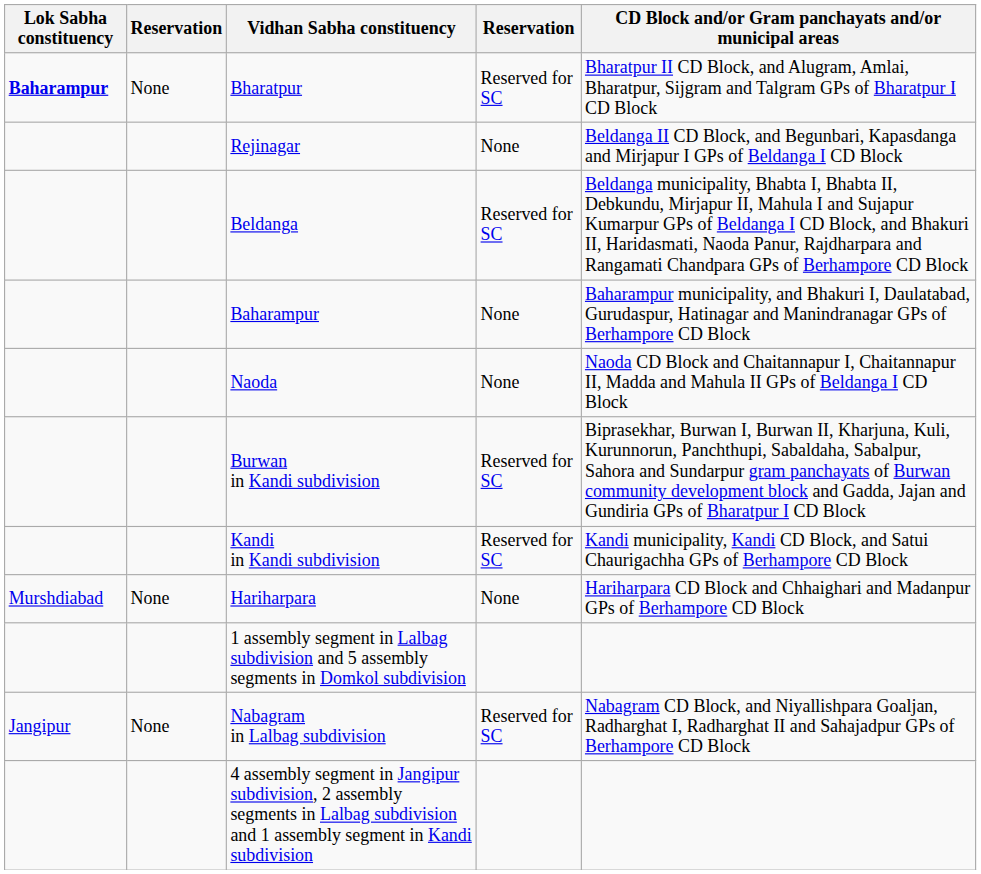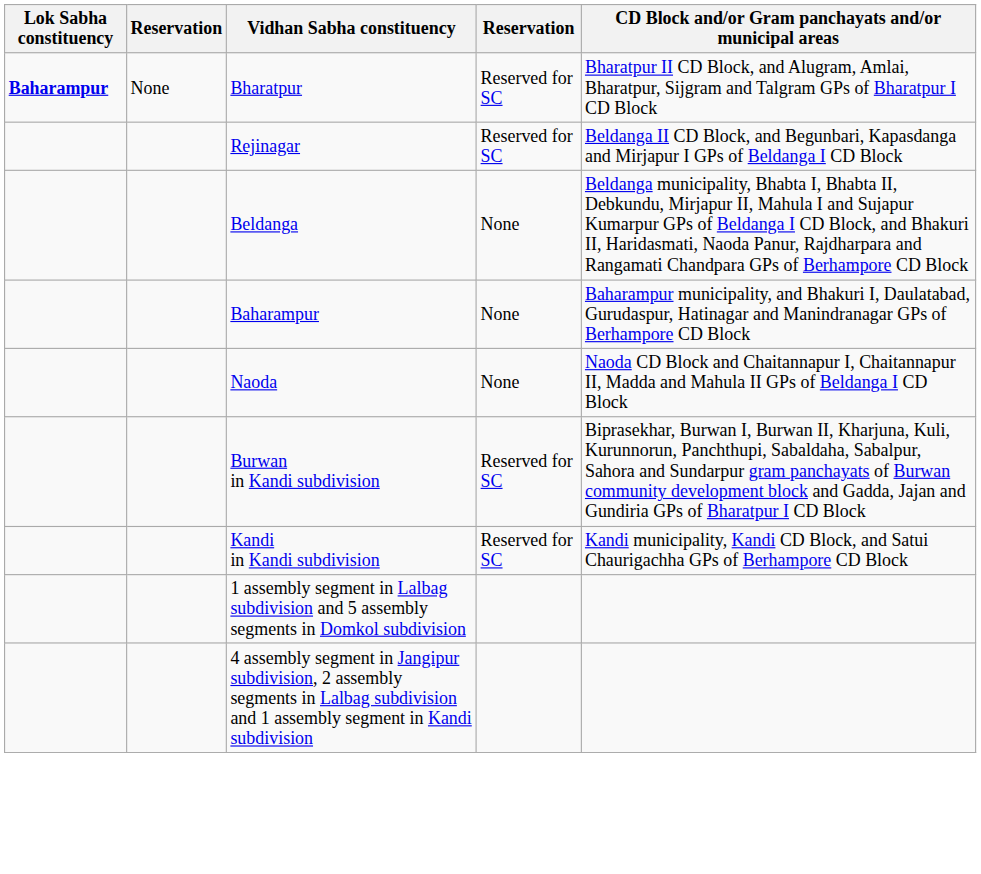(500, 146) None -> (527, 146) Reserved for SC
(527, 224) Reserved for SC -> (500, 224) None
- row: (273, 598)
- row: (308, 726)
